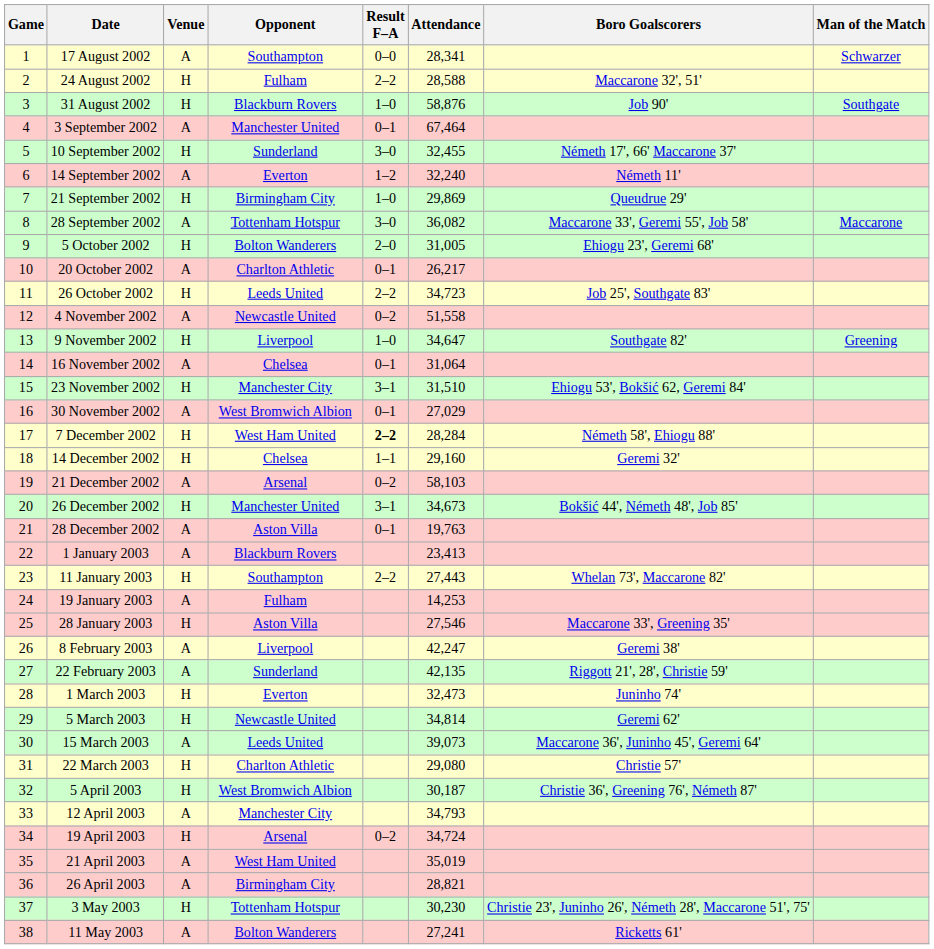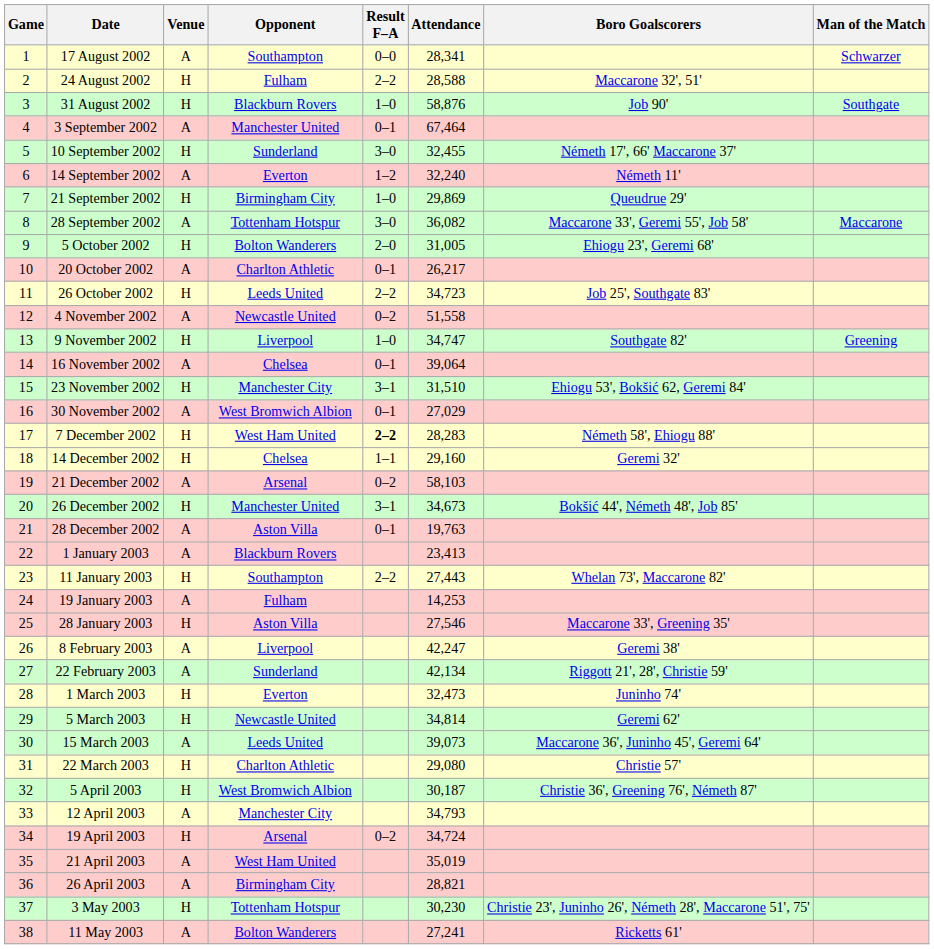(446, 341) 34,647 -> (446, 341) 34,747
(446, 364) 31,064 -> (446, 364) 39,064
(446, 435) 28,284 -> (446, 435) 28,283
(446, 672) 42,135 -> (446, 672) 42,134
